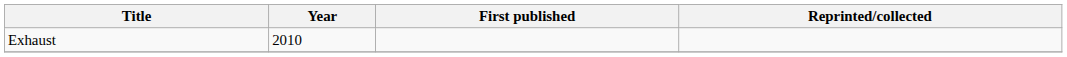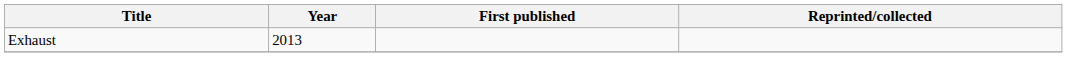(287, 39) 2010 -> (287, 39) 2013
